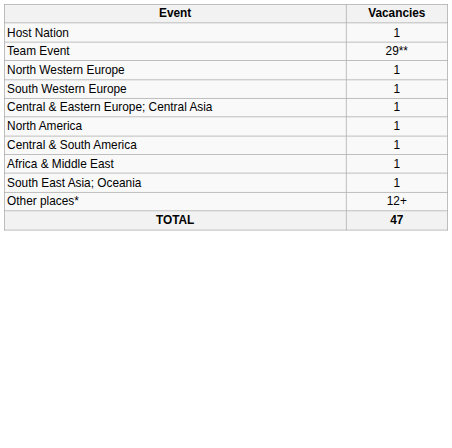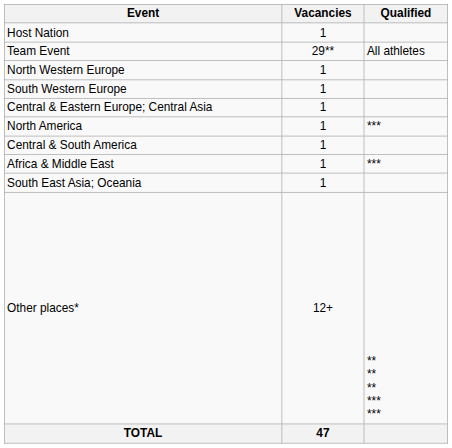+ column: (406, 13)
